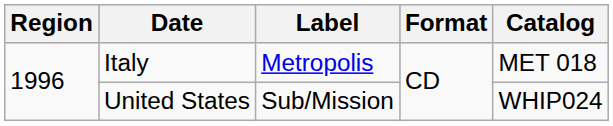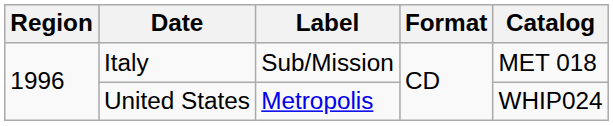(317, 62) Metropolis -> (327, 62) Sub/Mission
(327, 100) Sub/Mission -> (317, 100) Metropolis
